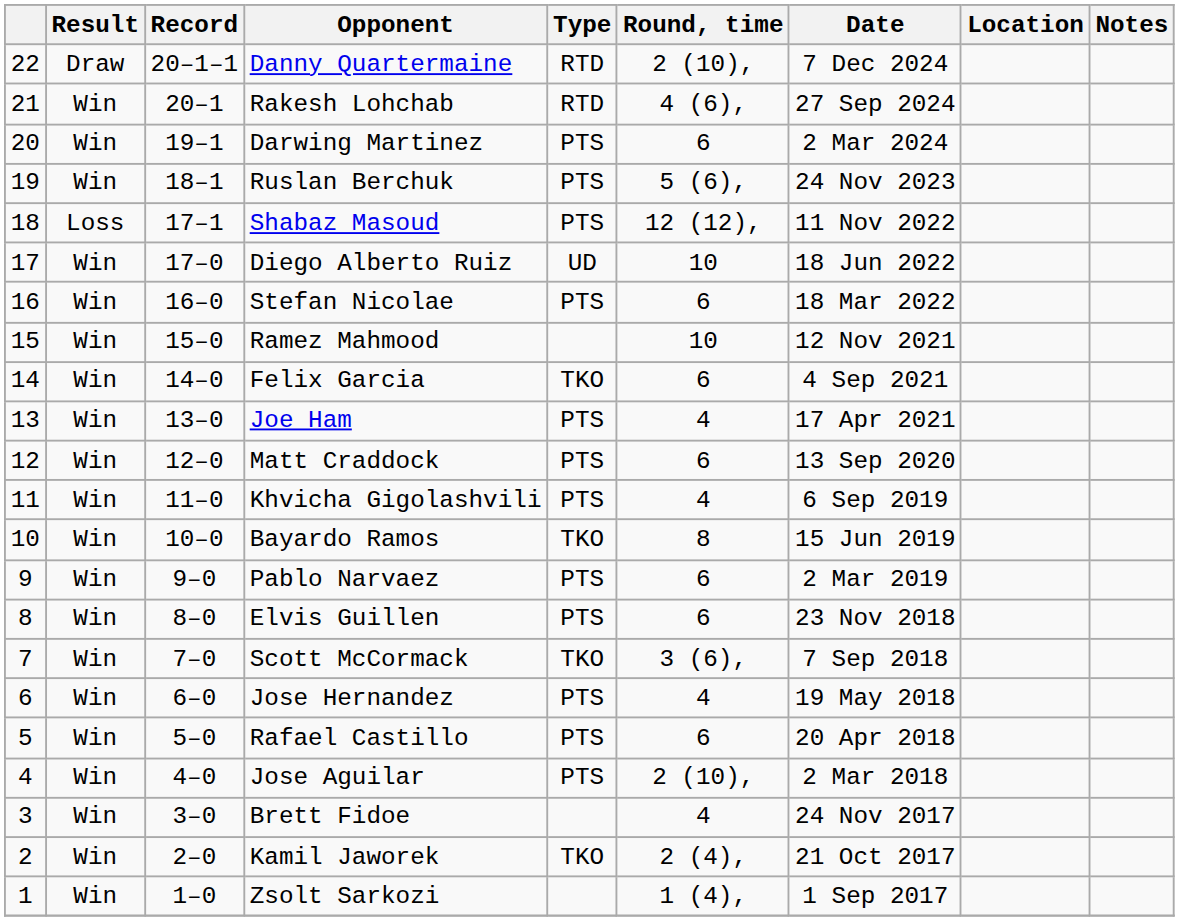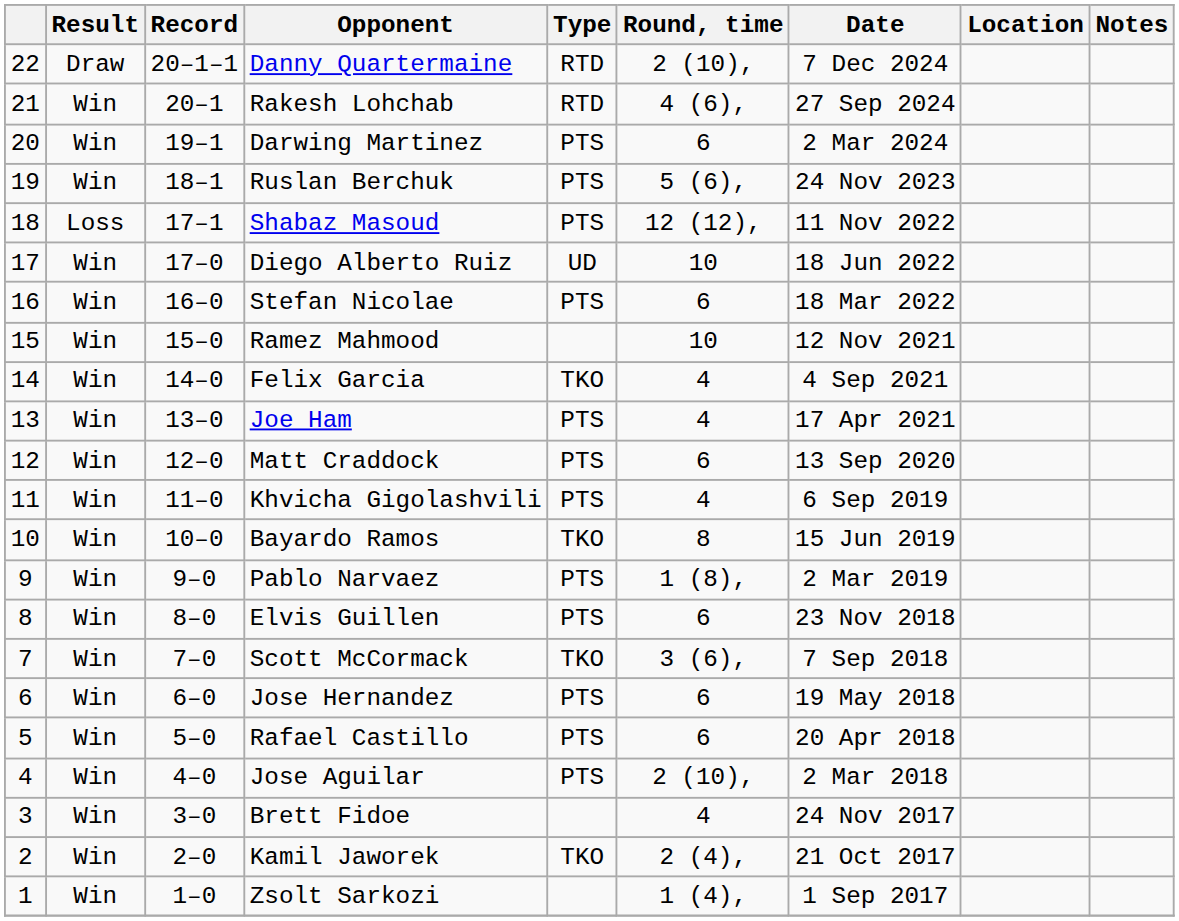(703, 381) 6 -> (703, 381) 4
(703, 579) 6 -> (703, 579) 1 (8),
(703, 698) 4 -> (703, 698) 6
